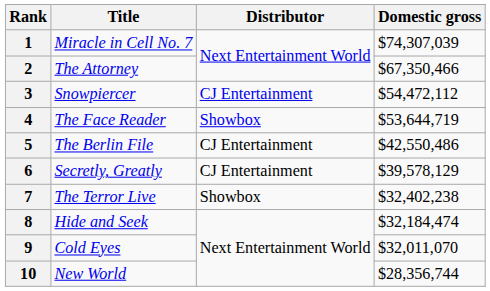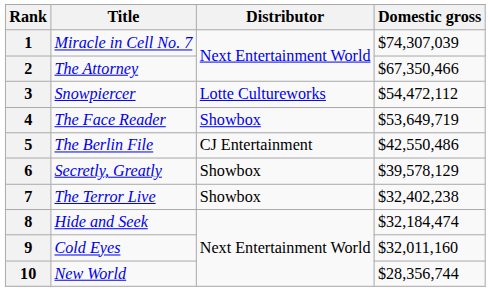(256, 94) CJ Entertainment -> (263, 94) Lotte Cultureworks
(418, 119) $53,644,719 -> (418, 119) $53,649,719
(256, 171) CJ Entertainment -> (230, 171) Showbox
(418, 247) $32,011,070 -> (418, 247) $32,011,160
